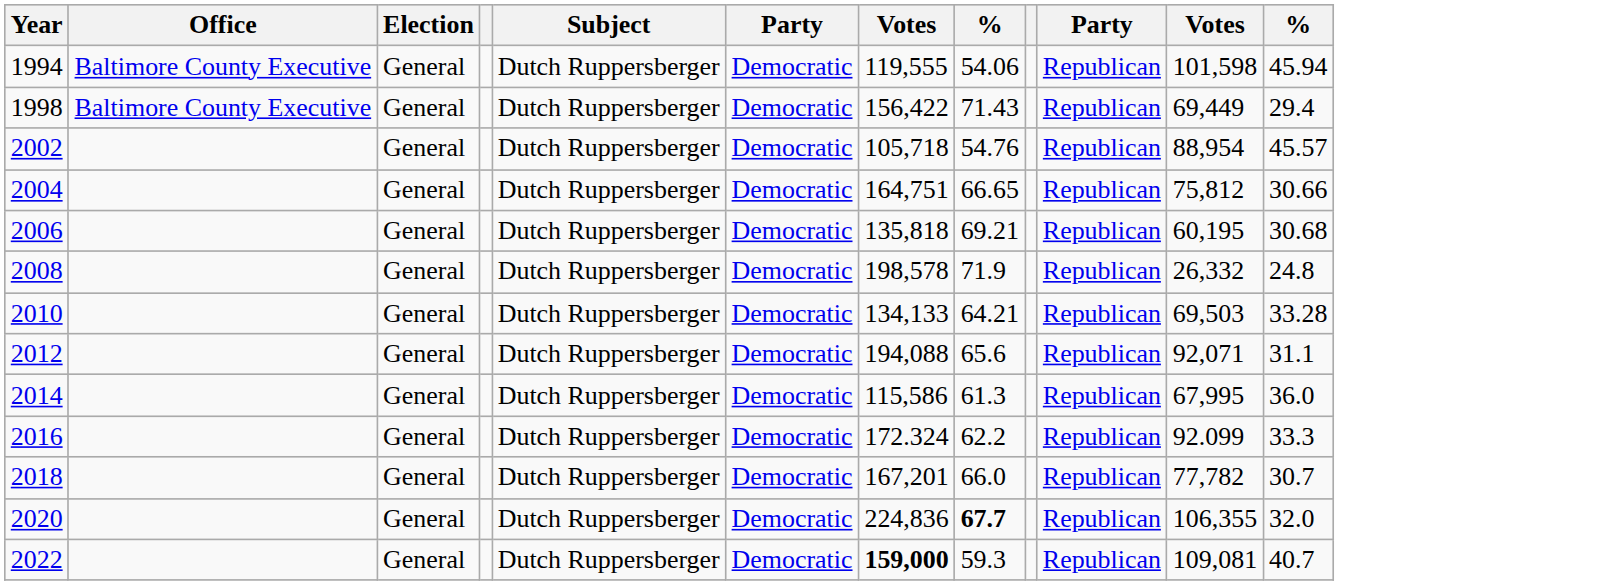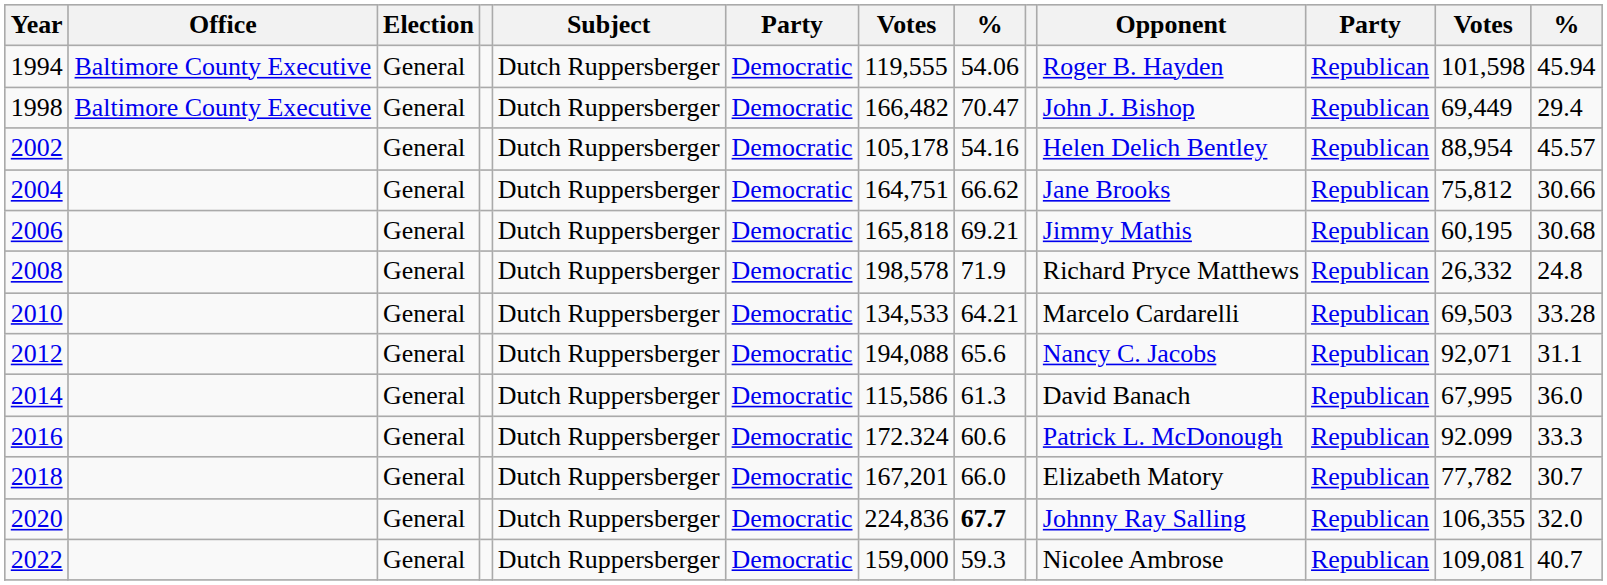+ column: (1171, 25)
(907, 107) 156,422 -> (907, 107) 166,482
(990, 107) 71.43 -> (990, 107) 70.47
(907, 148) 105,718 -> (907, 148) 105,178
(990, 148) 54.76 -> (990, 148) 54.16
(990, 189) 66.65 -> (990, 189) 66.62
(907, 230) 135,818 -> (907, 230) 165,818
(907, 312) 134,133 -> (907, 312) 134,533
(983, 436) 62.2 -> (983, 436) 60.6
(907, 559) bold -> (907, 559) normal
